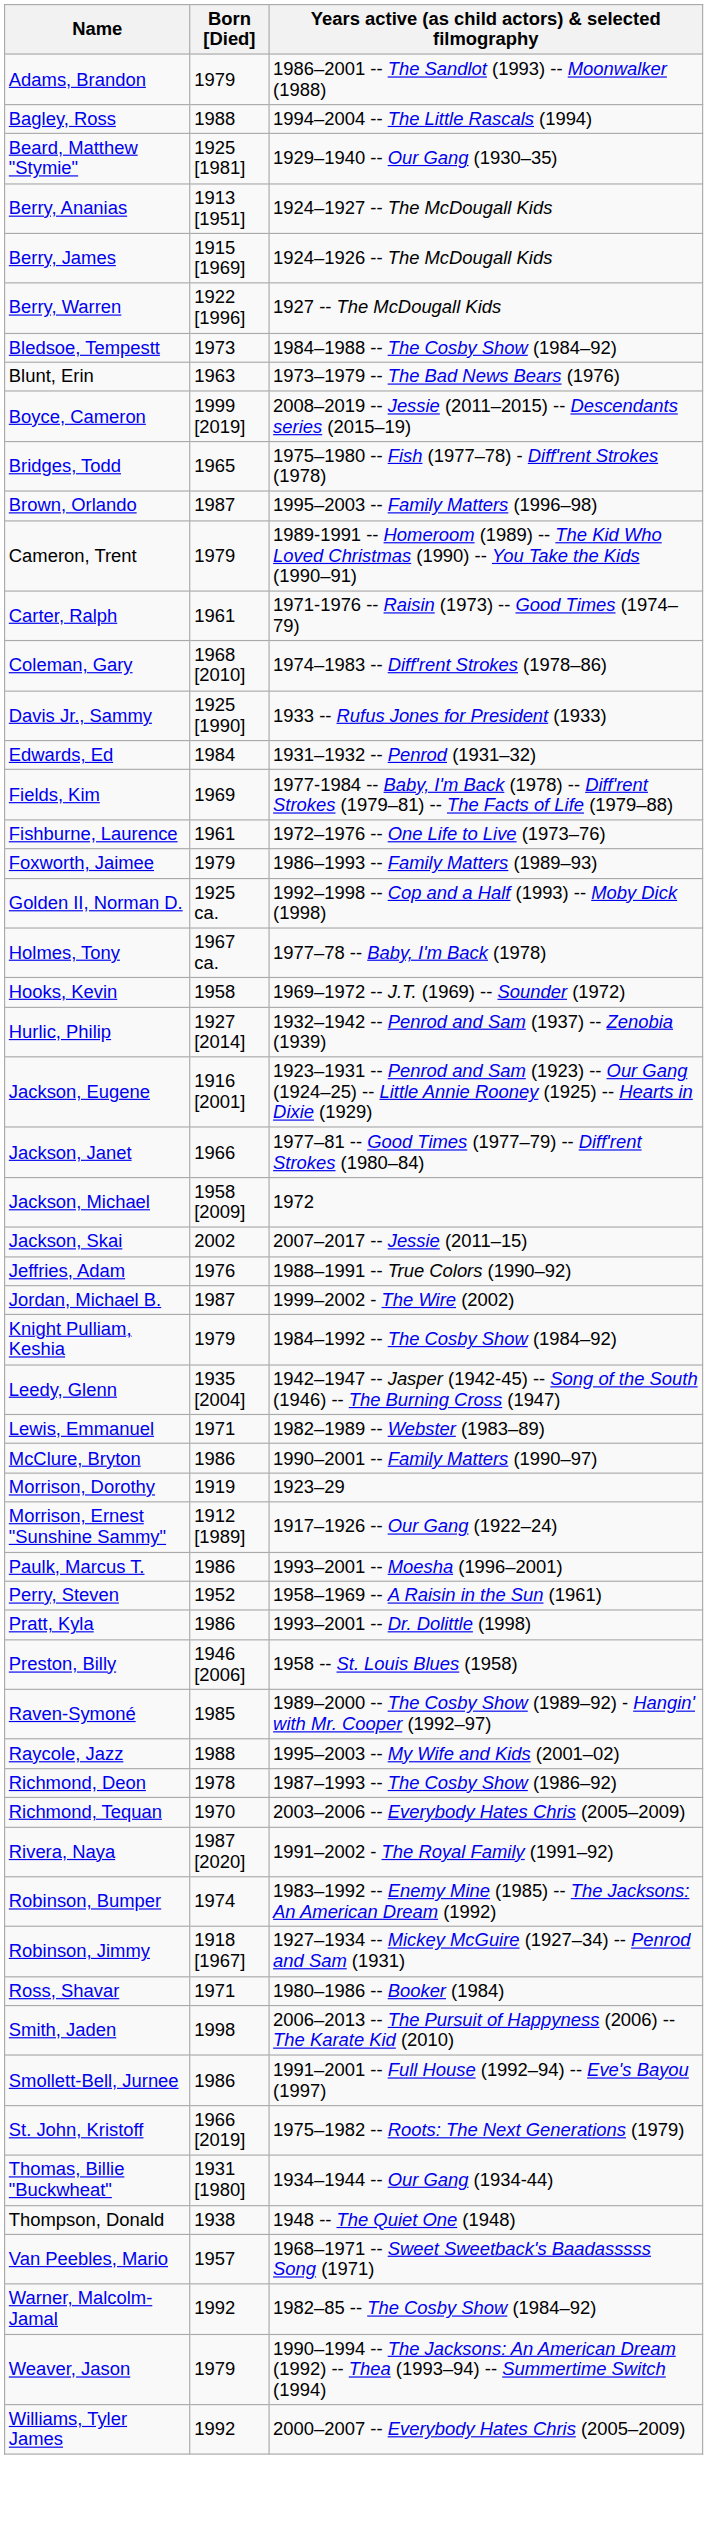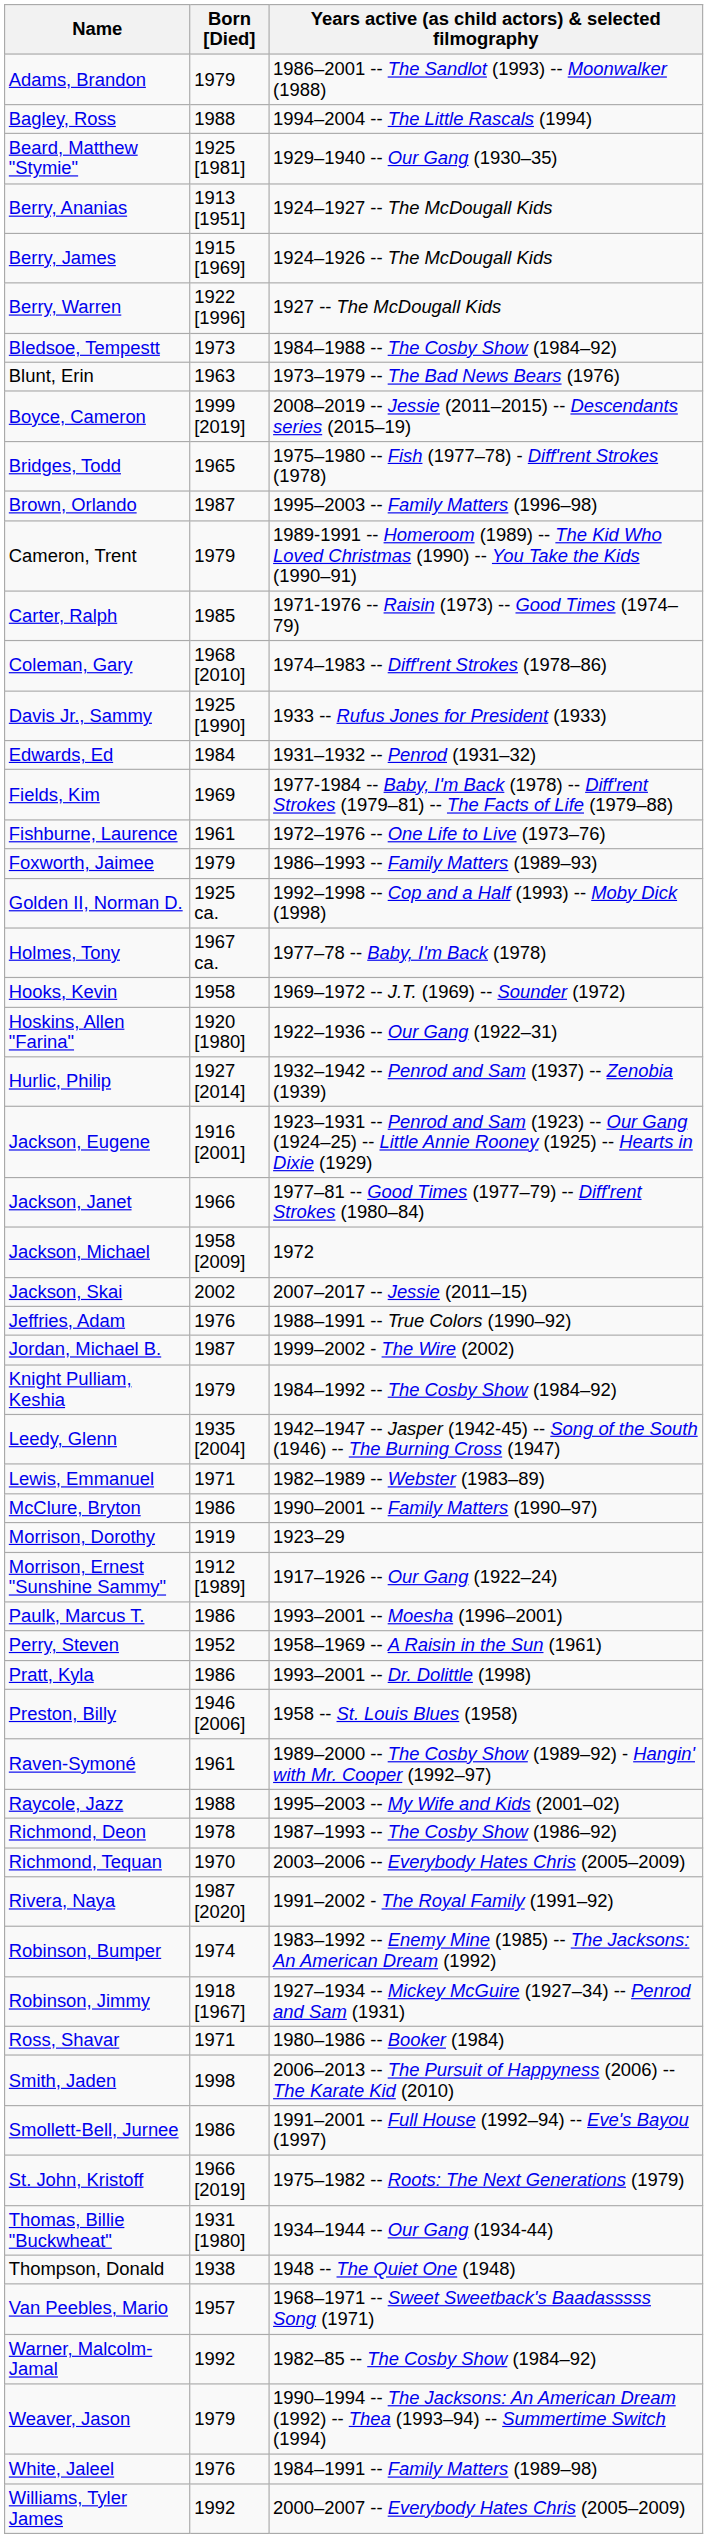(215, 615) 1961 -> (215, 615) 1985
+ row: (67, 1031)
(215, 1714) 1985 -> (215, 1764) 1961
+ row: (61, 2469)
